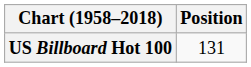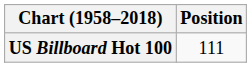(211, 47) 131 -> (211, 47) 111
